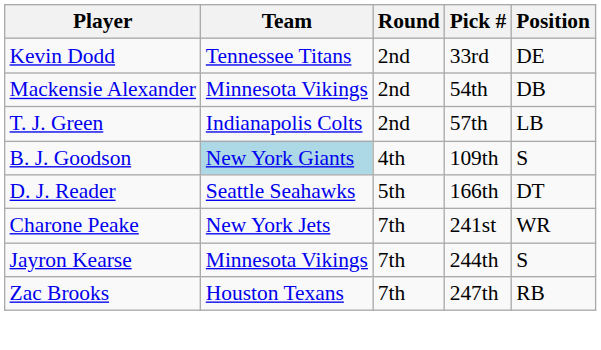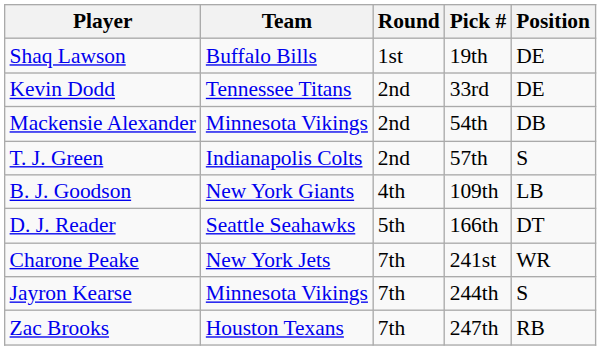+ row: (68, 55)
(530, 123) LB -> (522, 157) S
(280, 157) lightblue background -> (280, 191) no background
(522, 157) S -> (530, 191) LB
